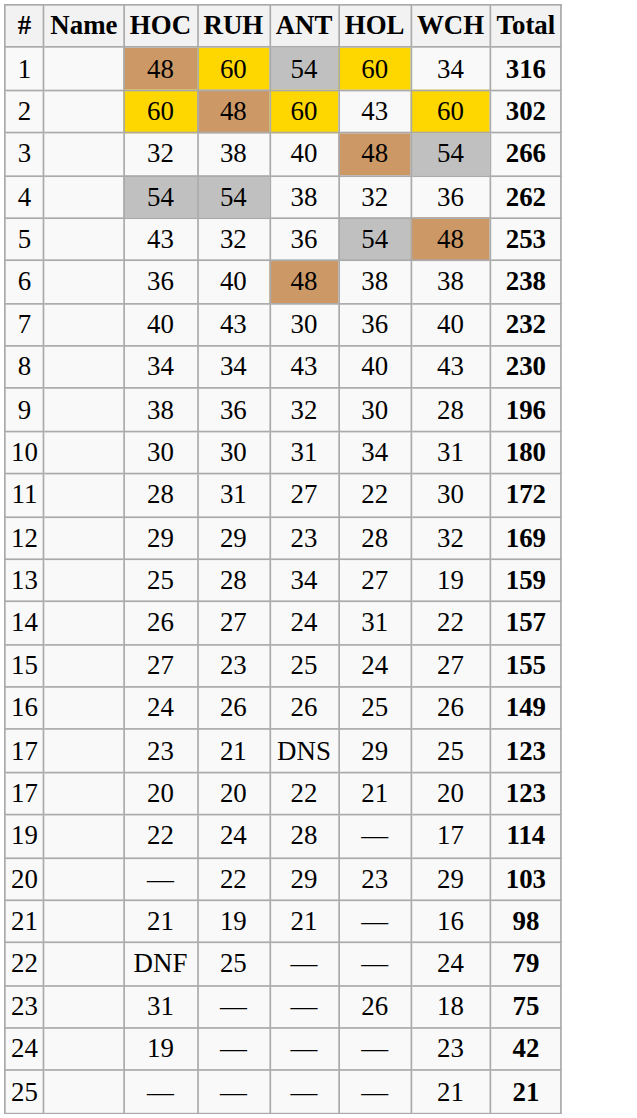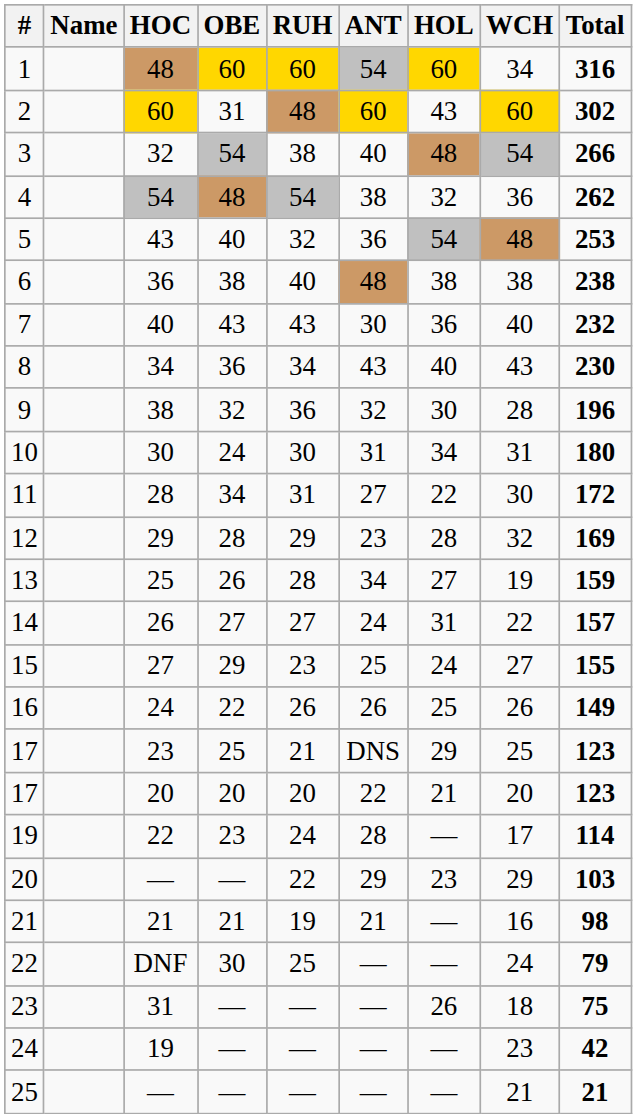+ column: (232, 25)
